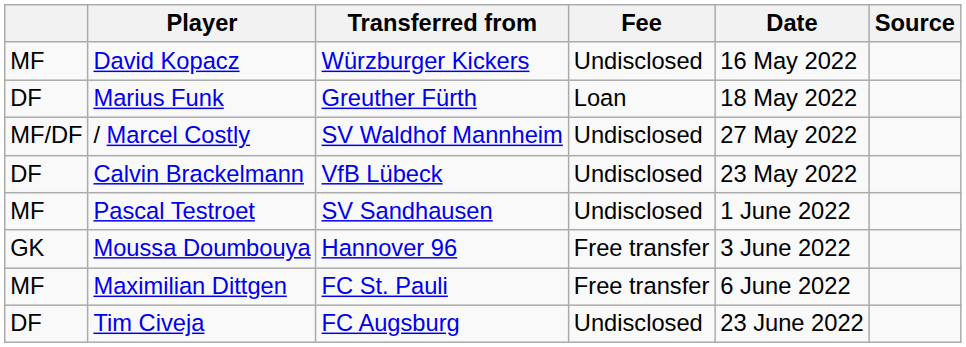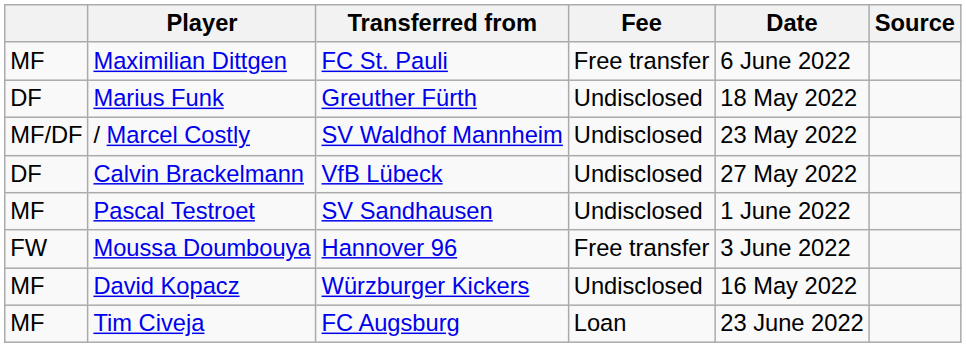rows swapped: (166, 60) <-> (190, 286)
(600, 98) Loan -> (638, 98) Undisclosed
(789, 135) 27 May 2022 -> (789, 135) 23 May 2022
(789, 173) 23 May 2022 -> (789, 173) 27 May 2022
(27, 248) GK -> (29, 248) FW
(26, 323) DF -> (27, 323) MF
(638, 323) Undisclosed -> (600, 323) Loan
